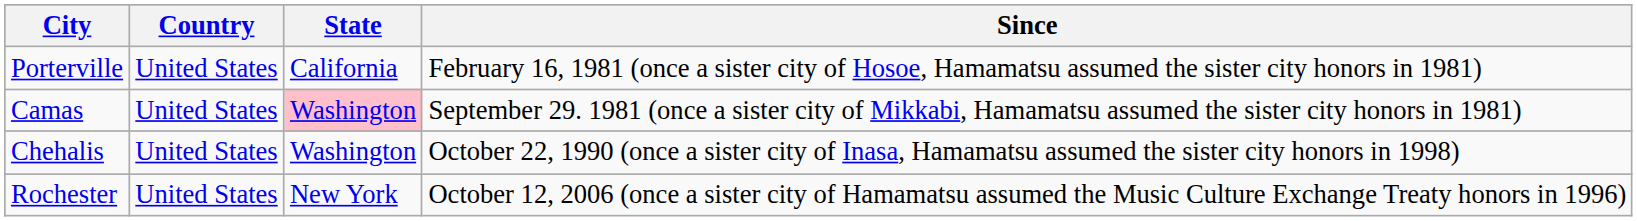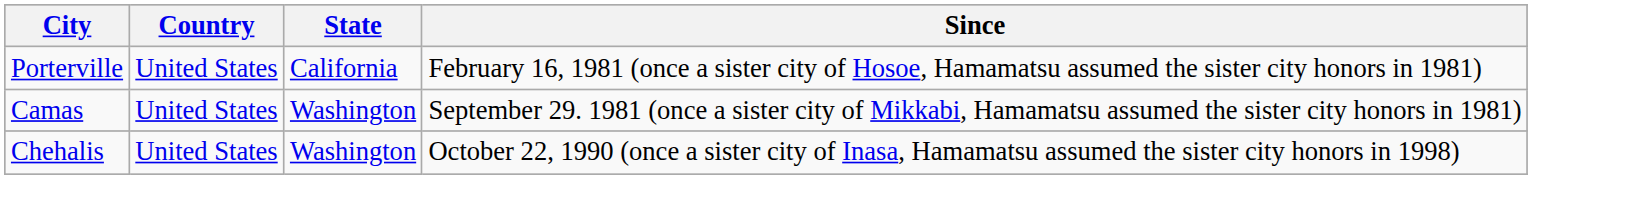(353, 109) pink background -> (353, 109) no background
- row: (64, 194)
